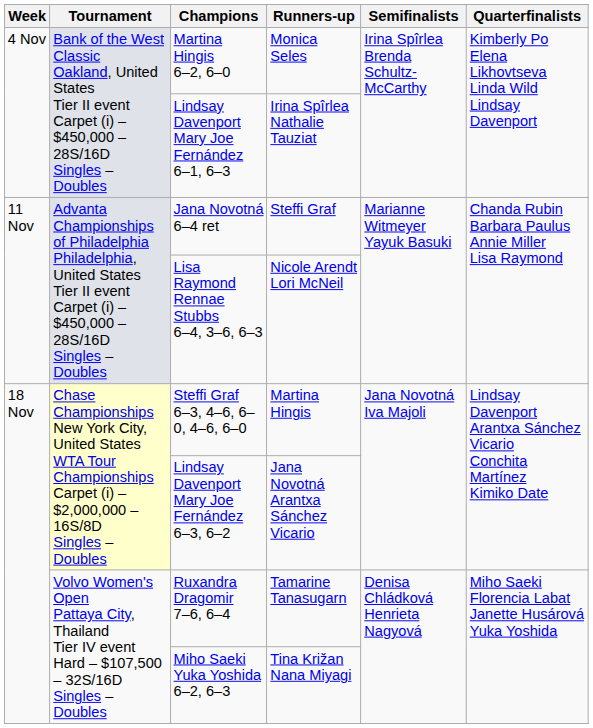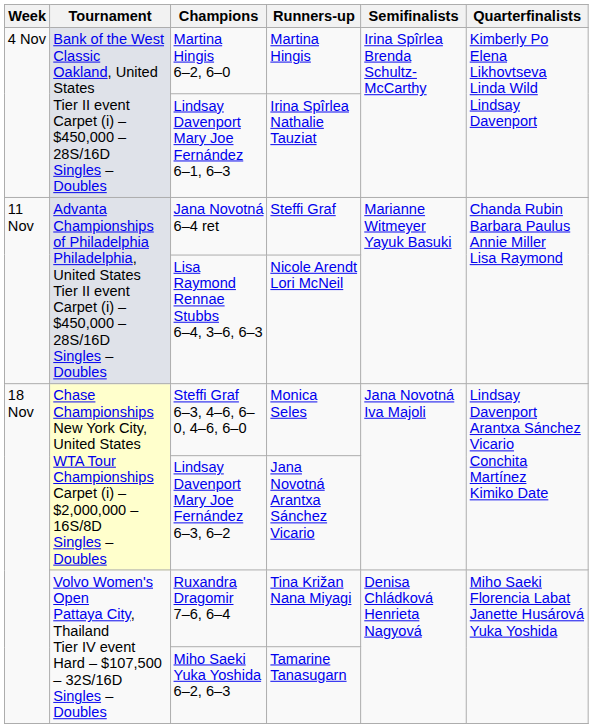(294, 47) Monica Seles -> (295, 47) Martina Hingis
(295, 404) Martina Hingis -> (294, 404) Monica Seles
(308, 590) Tamarine Tanasugarn -> (311, 590) Tina Križan Nana Miyagi
(311, 667) Tina Križan Nana Miyagi -> (308, 667) Tamarine Tanasugarn
